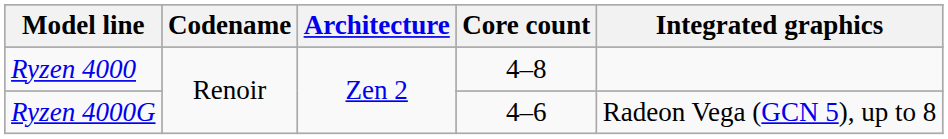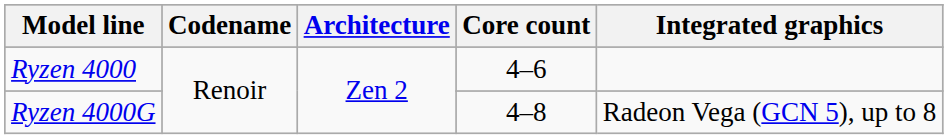(526, 68) 4–8 -> (526, 68) 4–6
(526, 111) 4–6 -> (526, 111) 4–8
